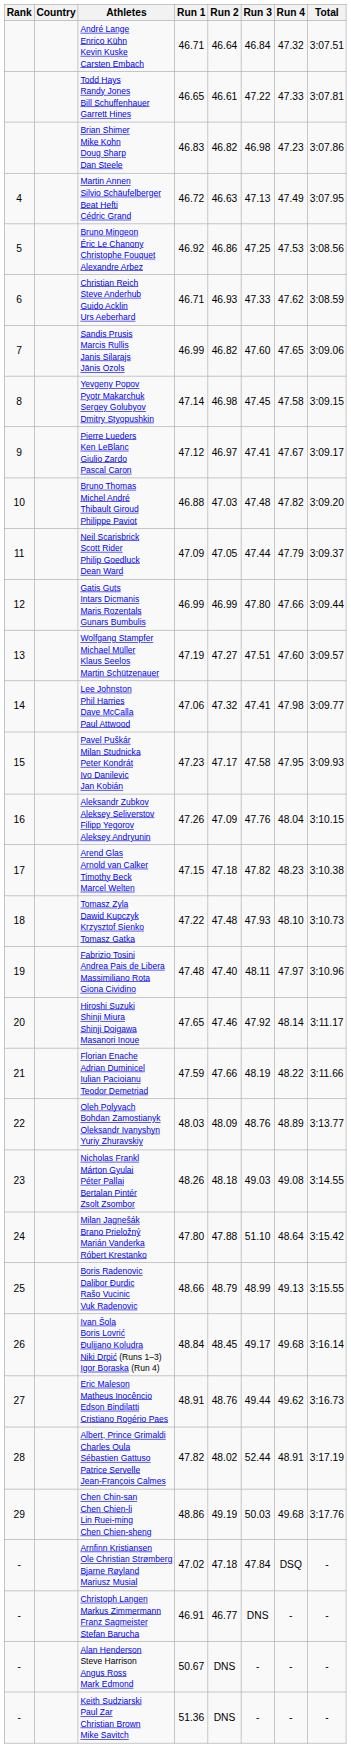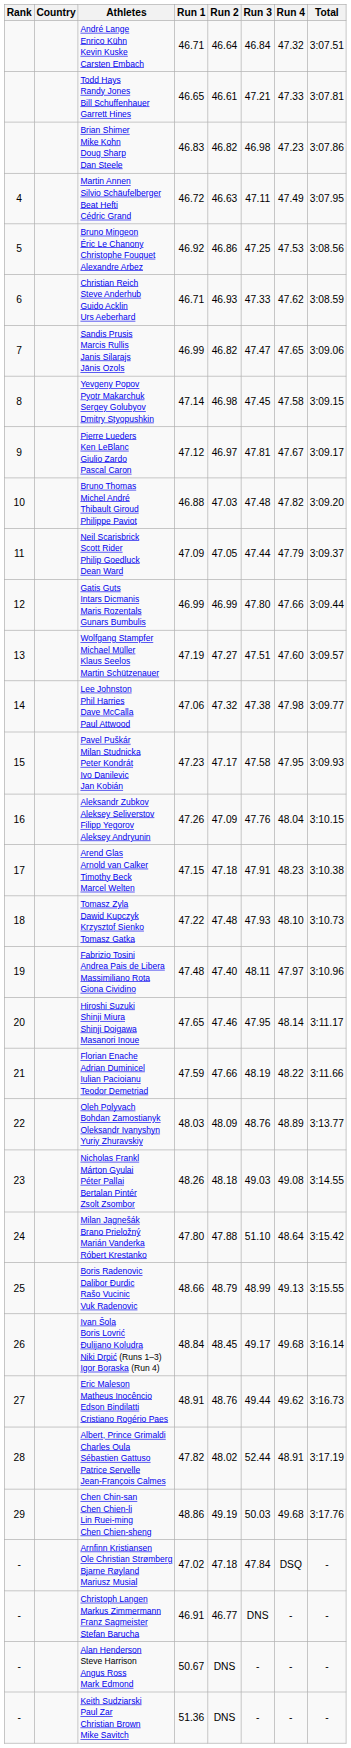(258, 96) 47.22 -> (258, 96) 47.21
(258, 198) 47.13 -> (258, 198) 47.11
(258, 350) 47.60 -> (258, 350) 47.47
(258, 452) 47.41 -> (258, 452) 47.81
(258, 706) 47.41 -> (258, 706) 47.38
(258, 870) 47.82 -> (258, 870) 47.91
(258, 1022) 47.92 -> (258, 1022) 47.95
